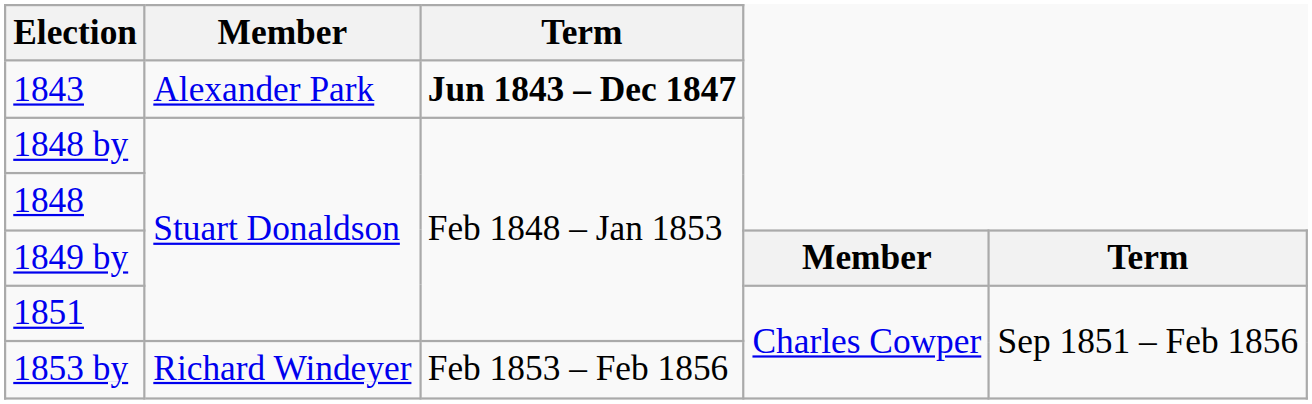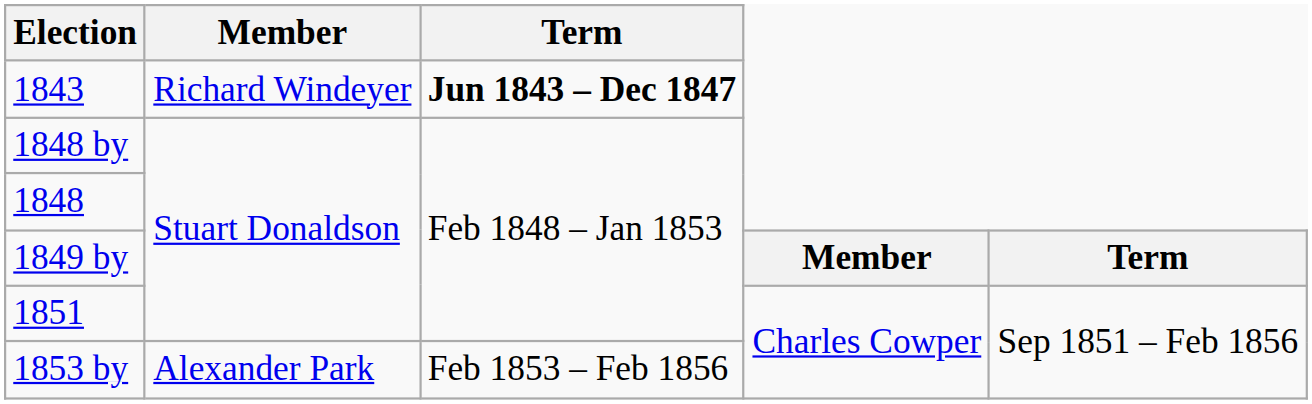(264, 88) Alexander Park -> (282, 88) Richard Windeyer
(282, 369) Richard Windeyer -> (264, 369) Alexander Park
